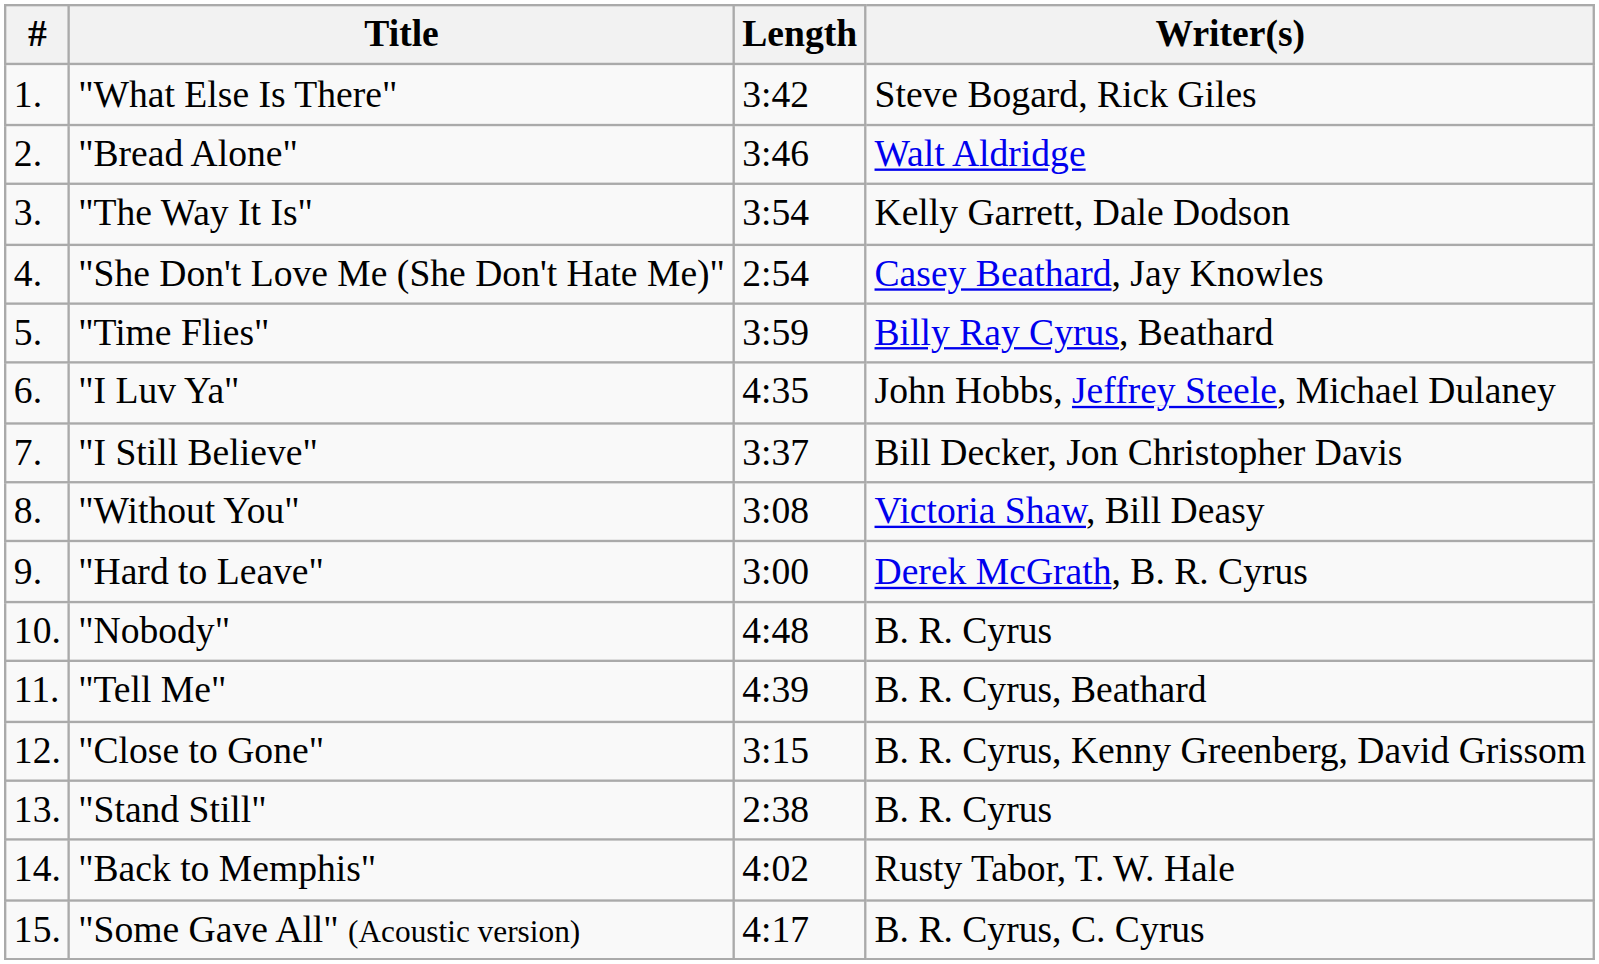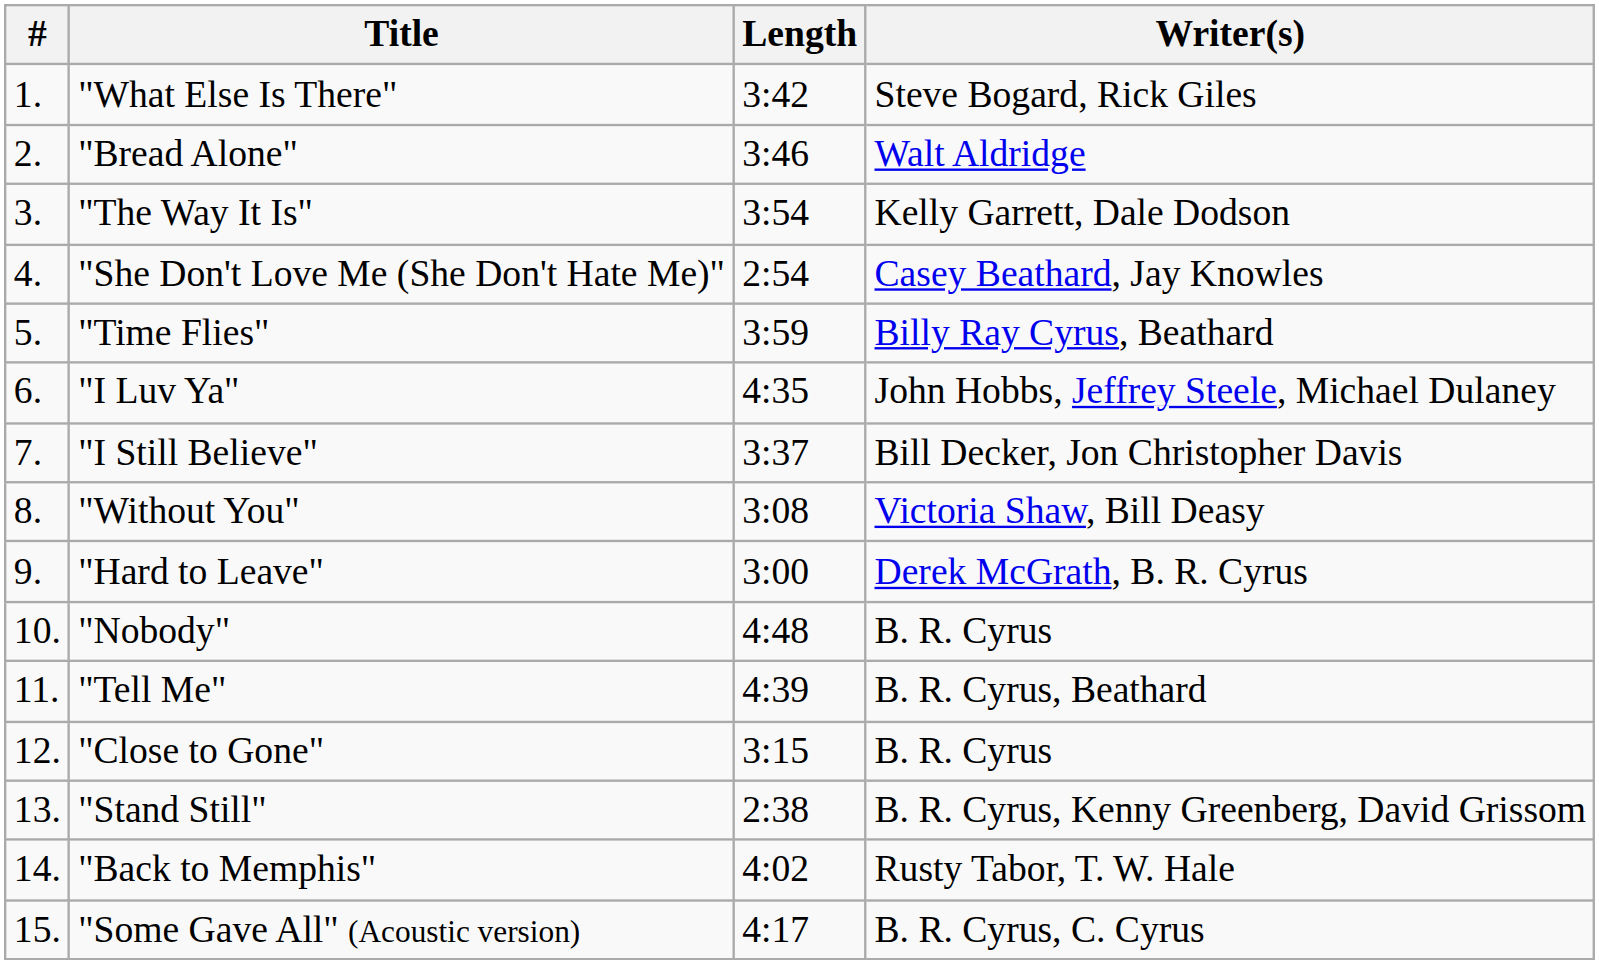(1230, 749) B. R. Cyrus, Kenny Greenberg, David Grissom -> (963, 749) B. R. Cyrus
(963, 809) B. R. Cyrus -> (1230, 809) B. R. Cyrus, Kenny Greenberg, David Grissom
